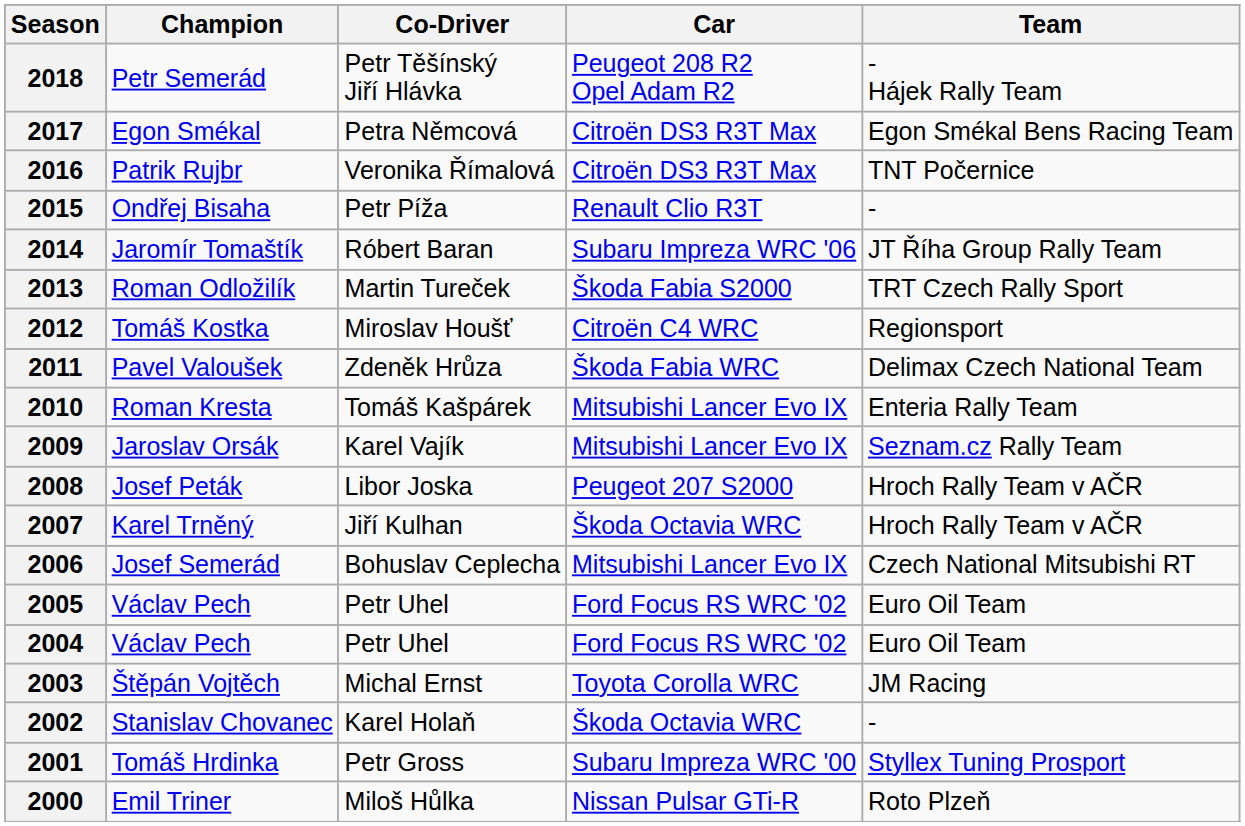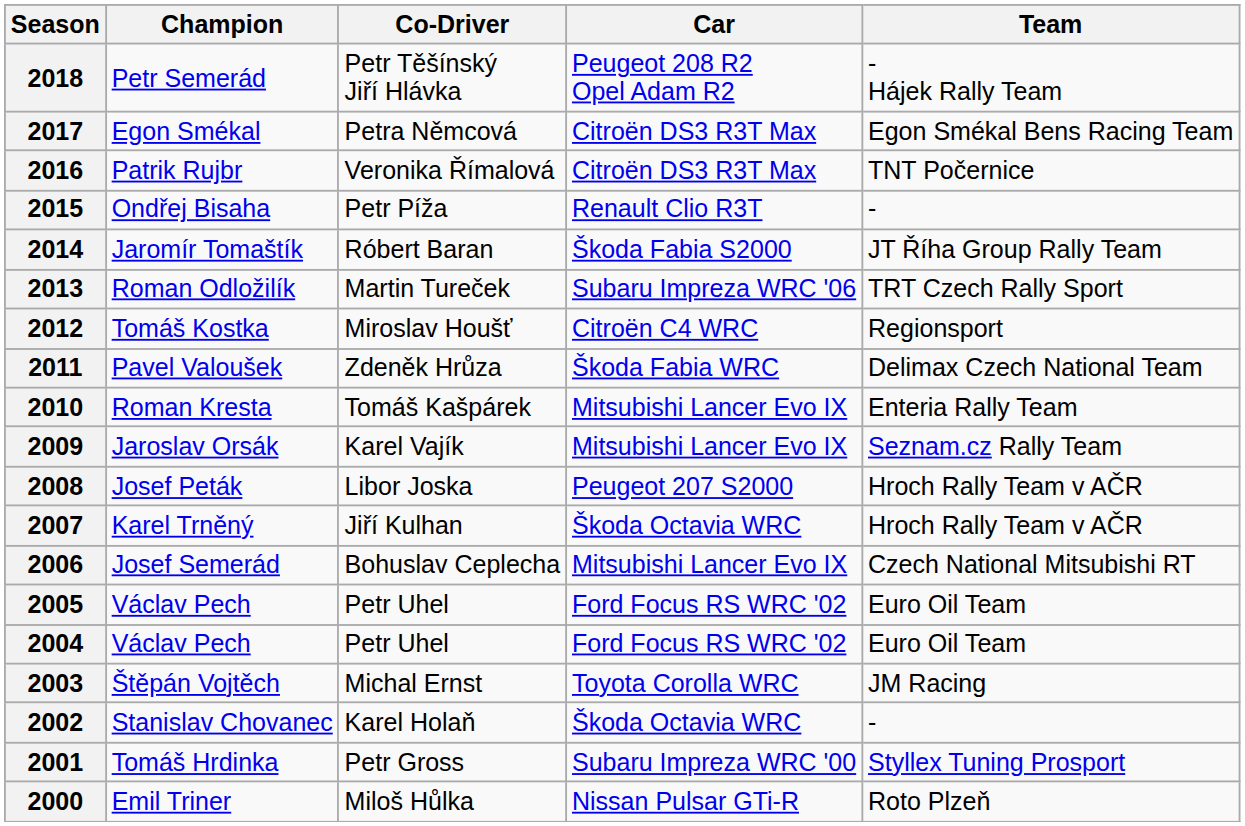(714, 249) Subaru Impreza WRC '06 -> (682, 249) Škoda Fabia S2000
(682, 289) Škoda Fabia S2000 -> (714, 289) Subaru Impreza WRC '06
